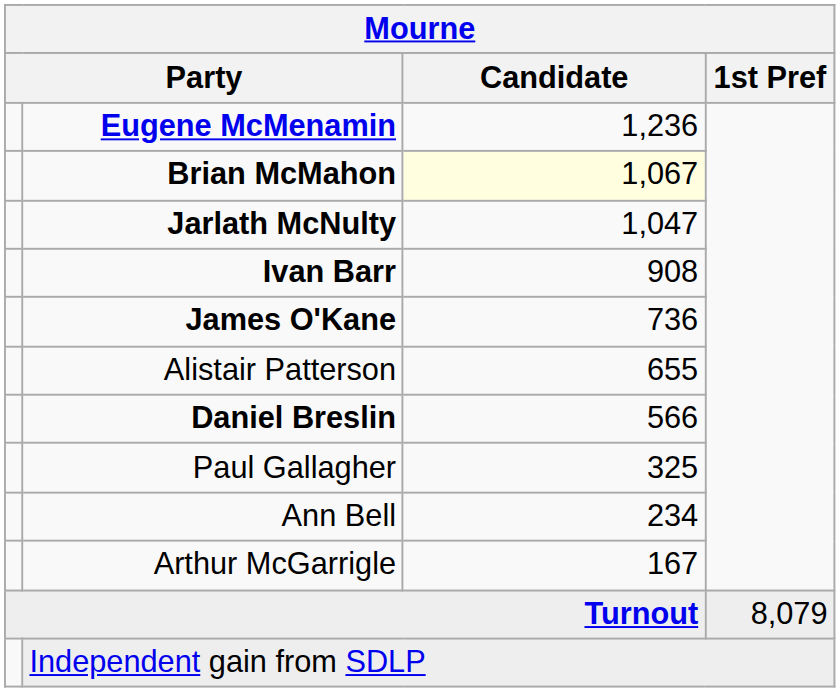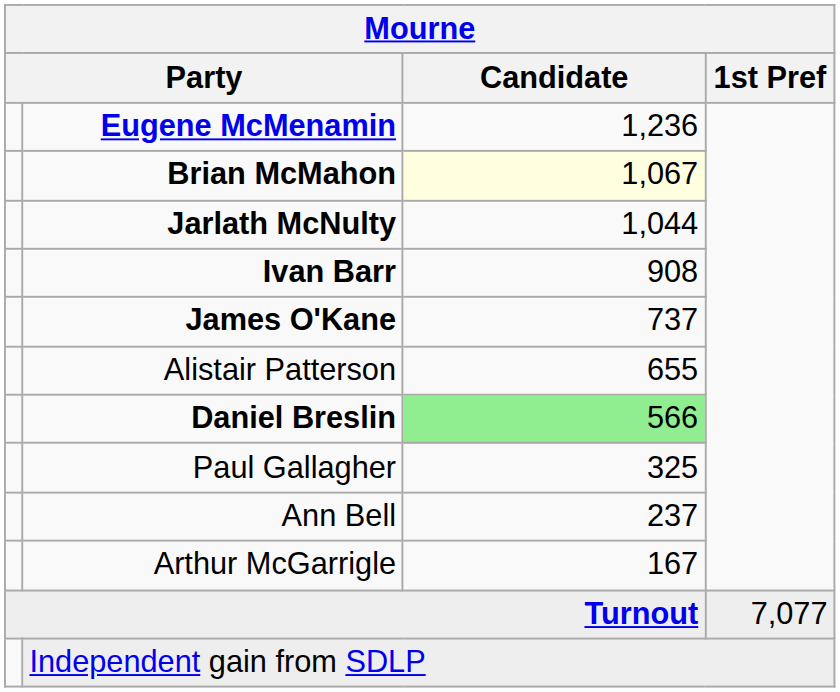(660, 223) 1,047 -> (660, 223) 1,044
(673, 321) 736 -> (673, 321) 737
(673, 418) no background -> (673, 418) lightgreen background
(673, 516) 234 -> (673, 516) 237
(789, 613) 8,079 -> (789, 613) 7,077
